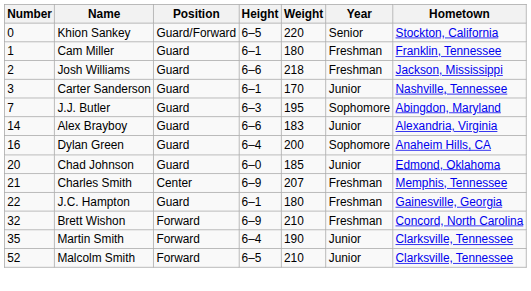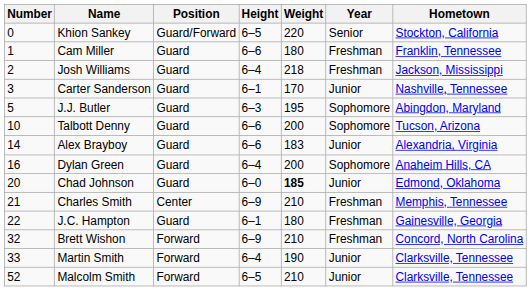(252, 51) 6–1 -> (252, 51) 6–6
(252, 70) 6–6 -> (252, 70) 6–4
(10, 108) 7 -> (10, 108) 5
+ row: (94, 127)
(294, 164) normal -> (294, 183) bold
(294, 183) 207 -> (294, 202) 210
(14, 239) 35 -> (14, 258) 33
